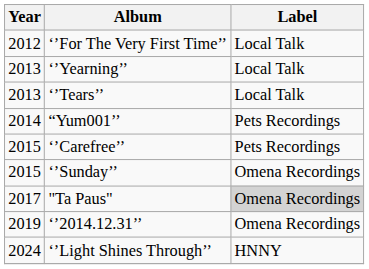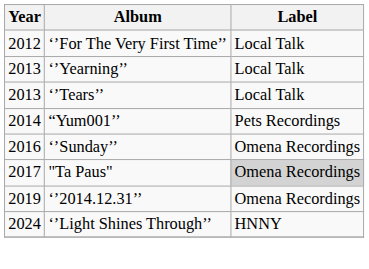- row: (87, 146)
(25, 172) 2015 -> (25, 146) 2016
